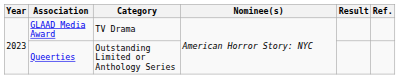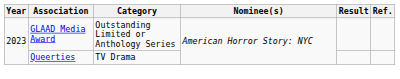(115, 29) TV Drama -> (135, 34) Outstanding Limited or Anthology Series
(135, 57) Outstanding Limited or Anthology Series -> (115, 57) TV Drama
